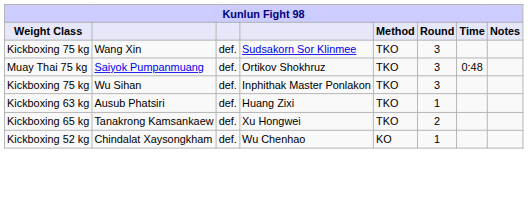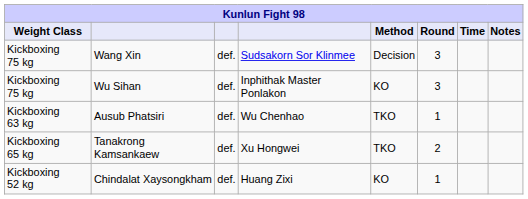(387, 49) TKO -> (394, 55) Decision
- row: (149, 67)
(387, 85) TKO -> (381, 86) KO
(268, 103) Huang Zixi -> (272, 117) Wu Chenhao
(274, 139) Wu Chenhao -> (267, 178) Huang Zixi
